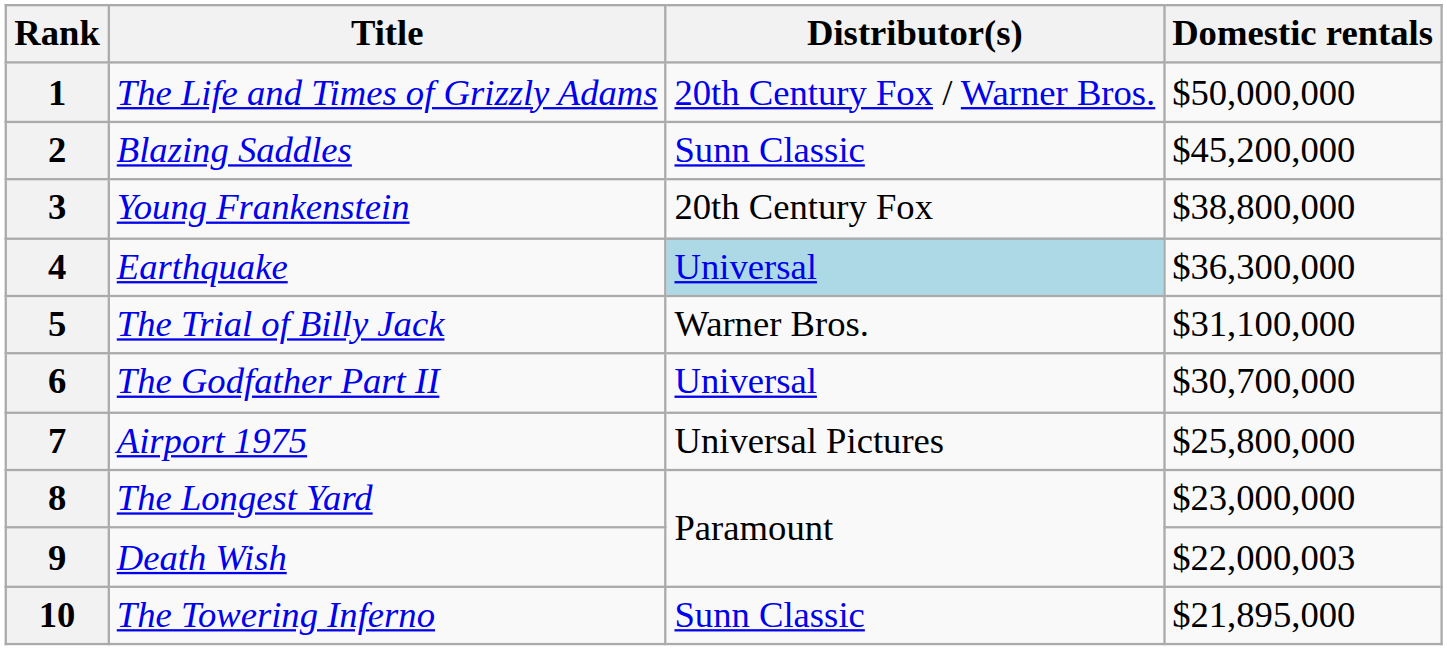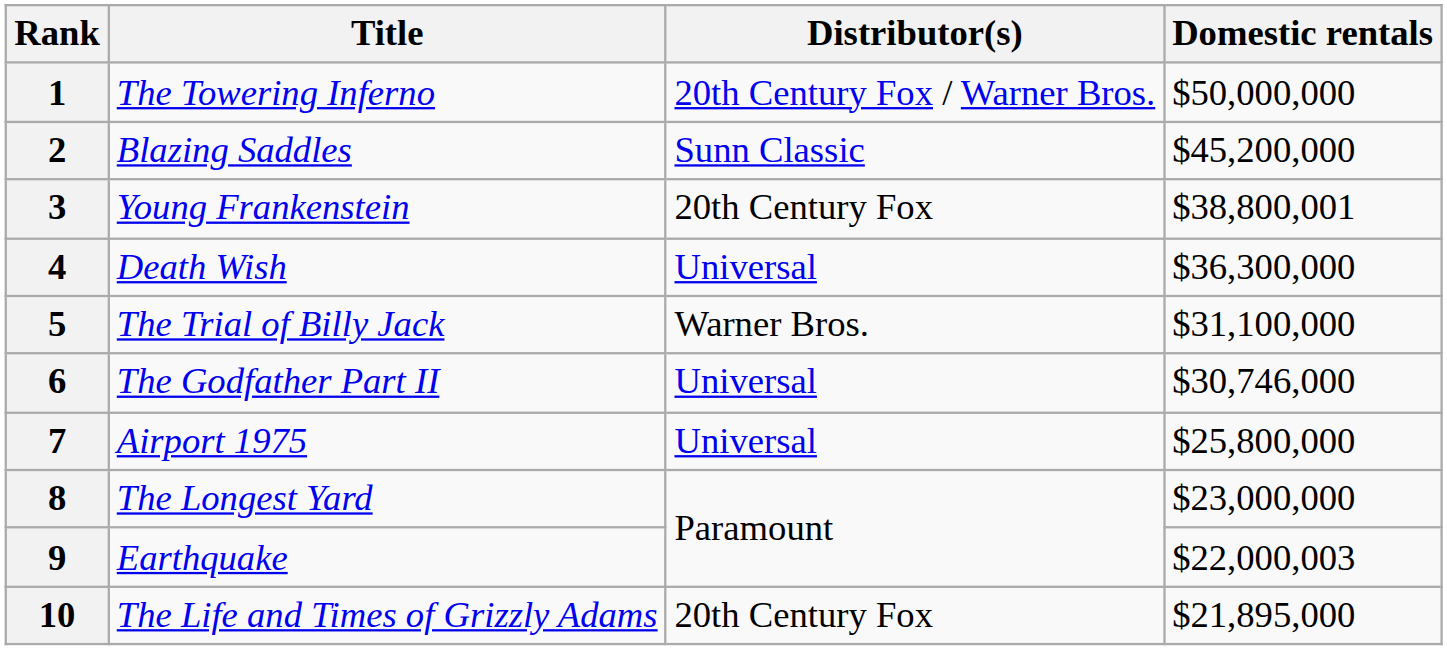(387, 91) The Life and Times of Grizzly Adams -> (276, 91) The Towering Inferno
(1264, 207) $38,800,000 -> (1264, 207) $38,800,001
(202, 265) Earthquake -> (202, 265) Death Wish
(746, 265) lightblue background -> (746, 265) no background
(1264, 382) $30,700,000 -> (1264, 382) $30,746,000
(809, 440) Universal Pictures -> (746, 440) Universal
(202, 556) Death Wish -> (202, 556) Earthquake
(276, 614) The Towering Inferno -> (387, 614) The Life and Times of Grizzly Adams
(770, 614) Sunn Classic -> (804, 614) 20th Century Fox
